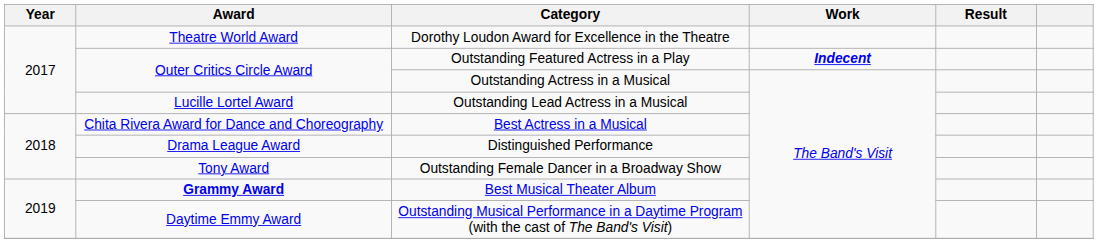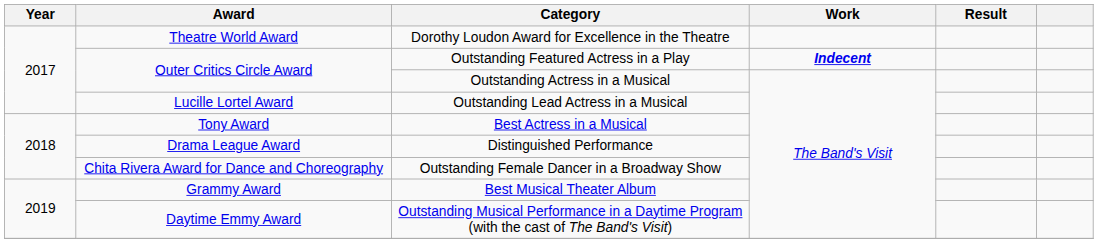(234, 124) Chita Rivera Award for Dance and Choreography -> (234, 124) Tony Award
(234, 168) Tony Award -> (234, 168) Chita Rivera Award for Dance and Choreography
(234, 189) bold -> (234, 189) normal
